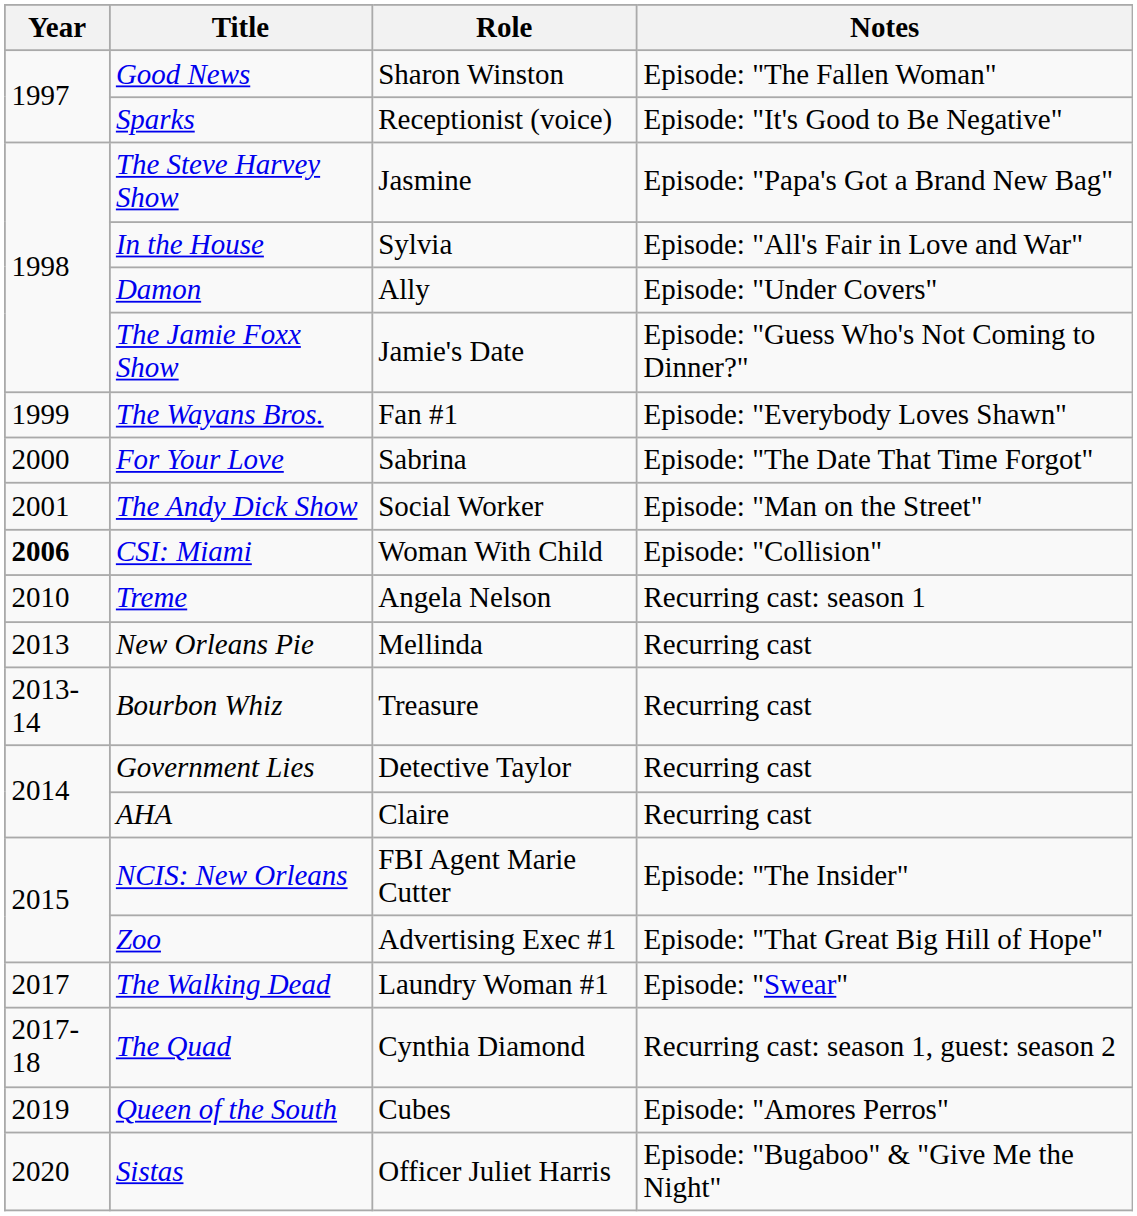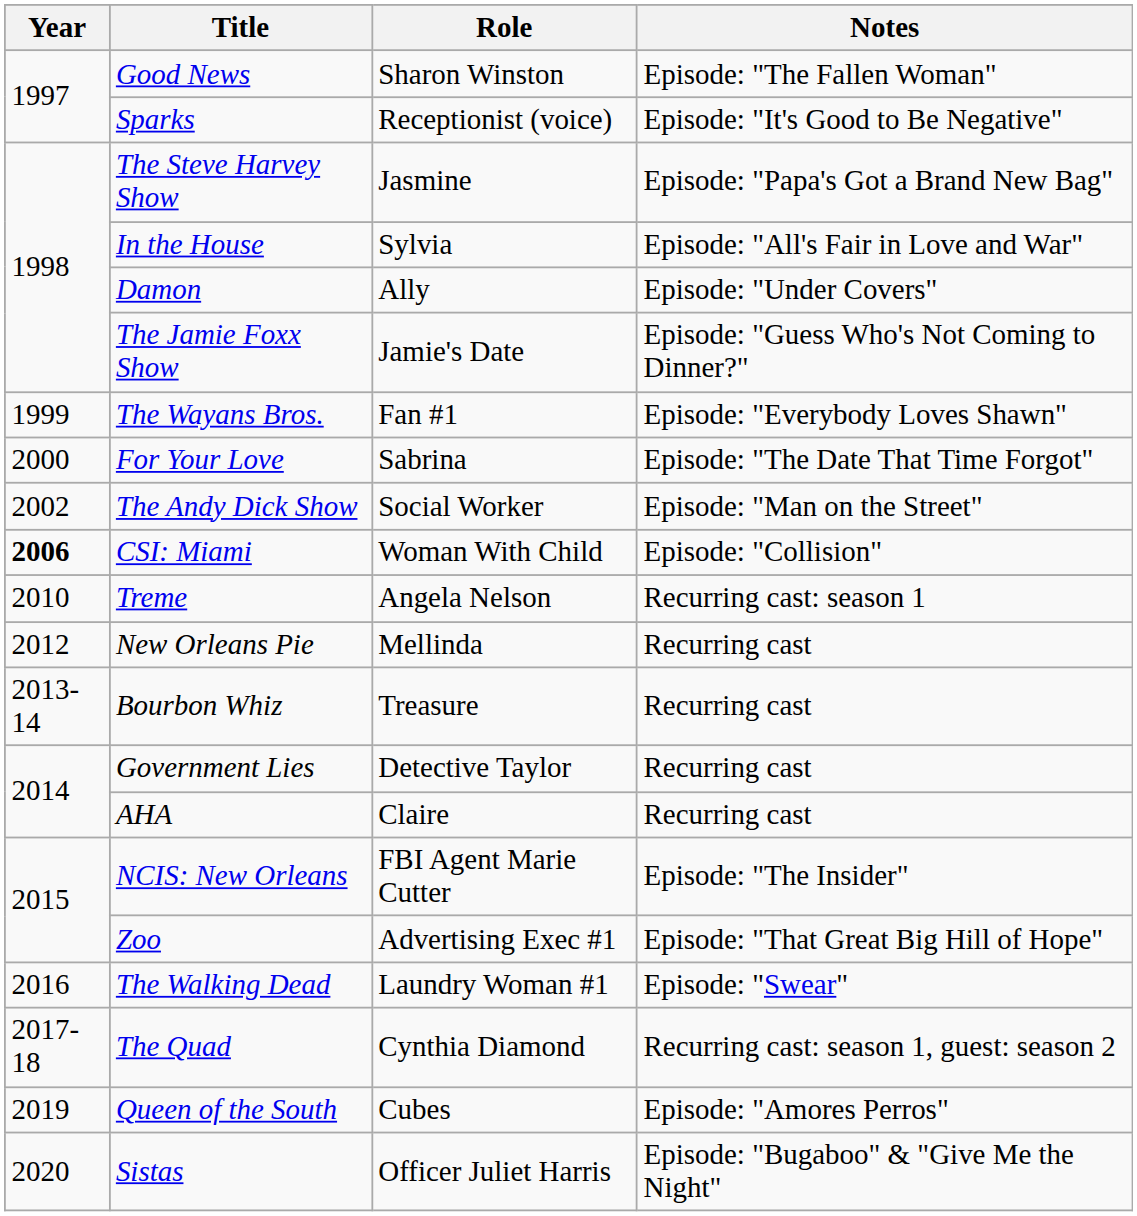(41, 505) 2001 -> (41, 505) 2002
(41, 643) 2013 -> (41, 643) 2012
(41, 984) 2017 -> (41, 984) 2016
